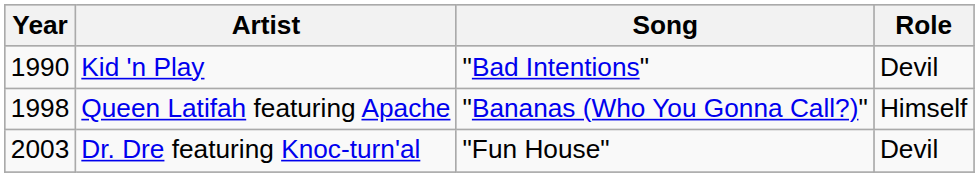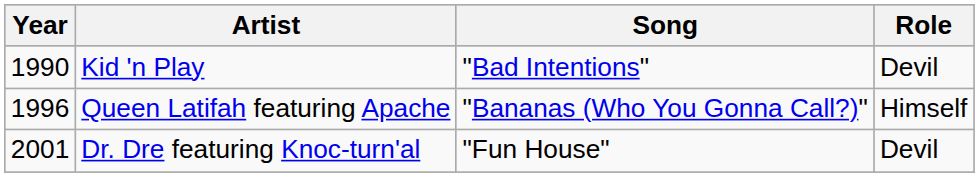(40, 108) 1998 -> (40, 108) 1996
(40, 150) 2003 -> (40, 150) 2001
